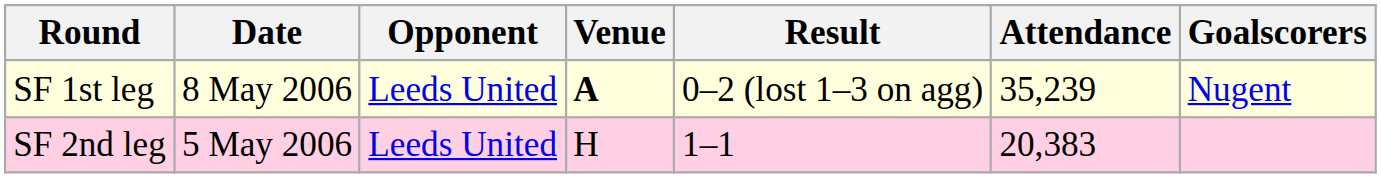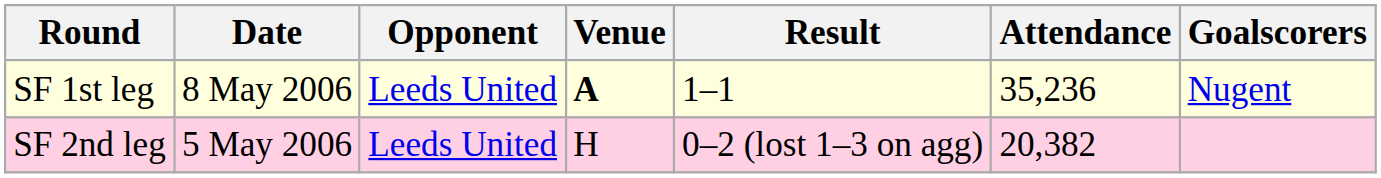(833, 88) 0–2 (lost 1–3 on agg) -> (708, 88) 1–1
(1048, 88) 35,239 -> (1048, 88) 35,236
(708, 144) 1–1 -> (833, 144) 0–2 (lost 1–3 on agg)
(1048, 144) 20,383 -> (1048, 144) 20,382
